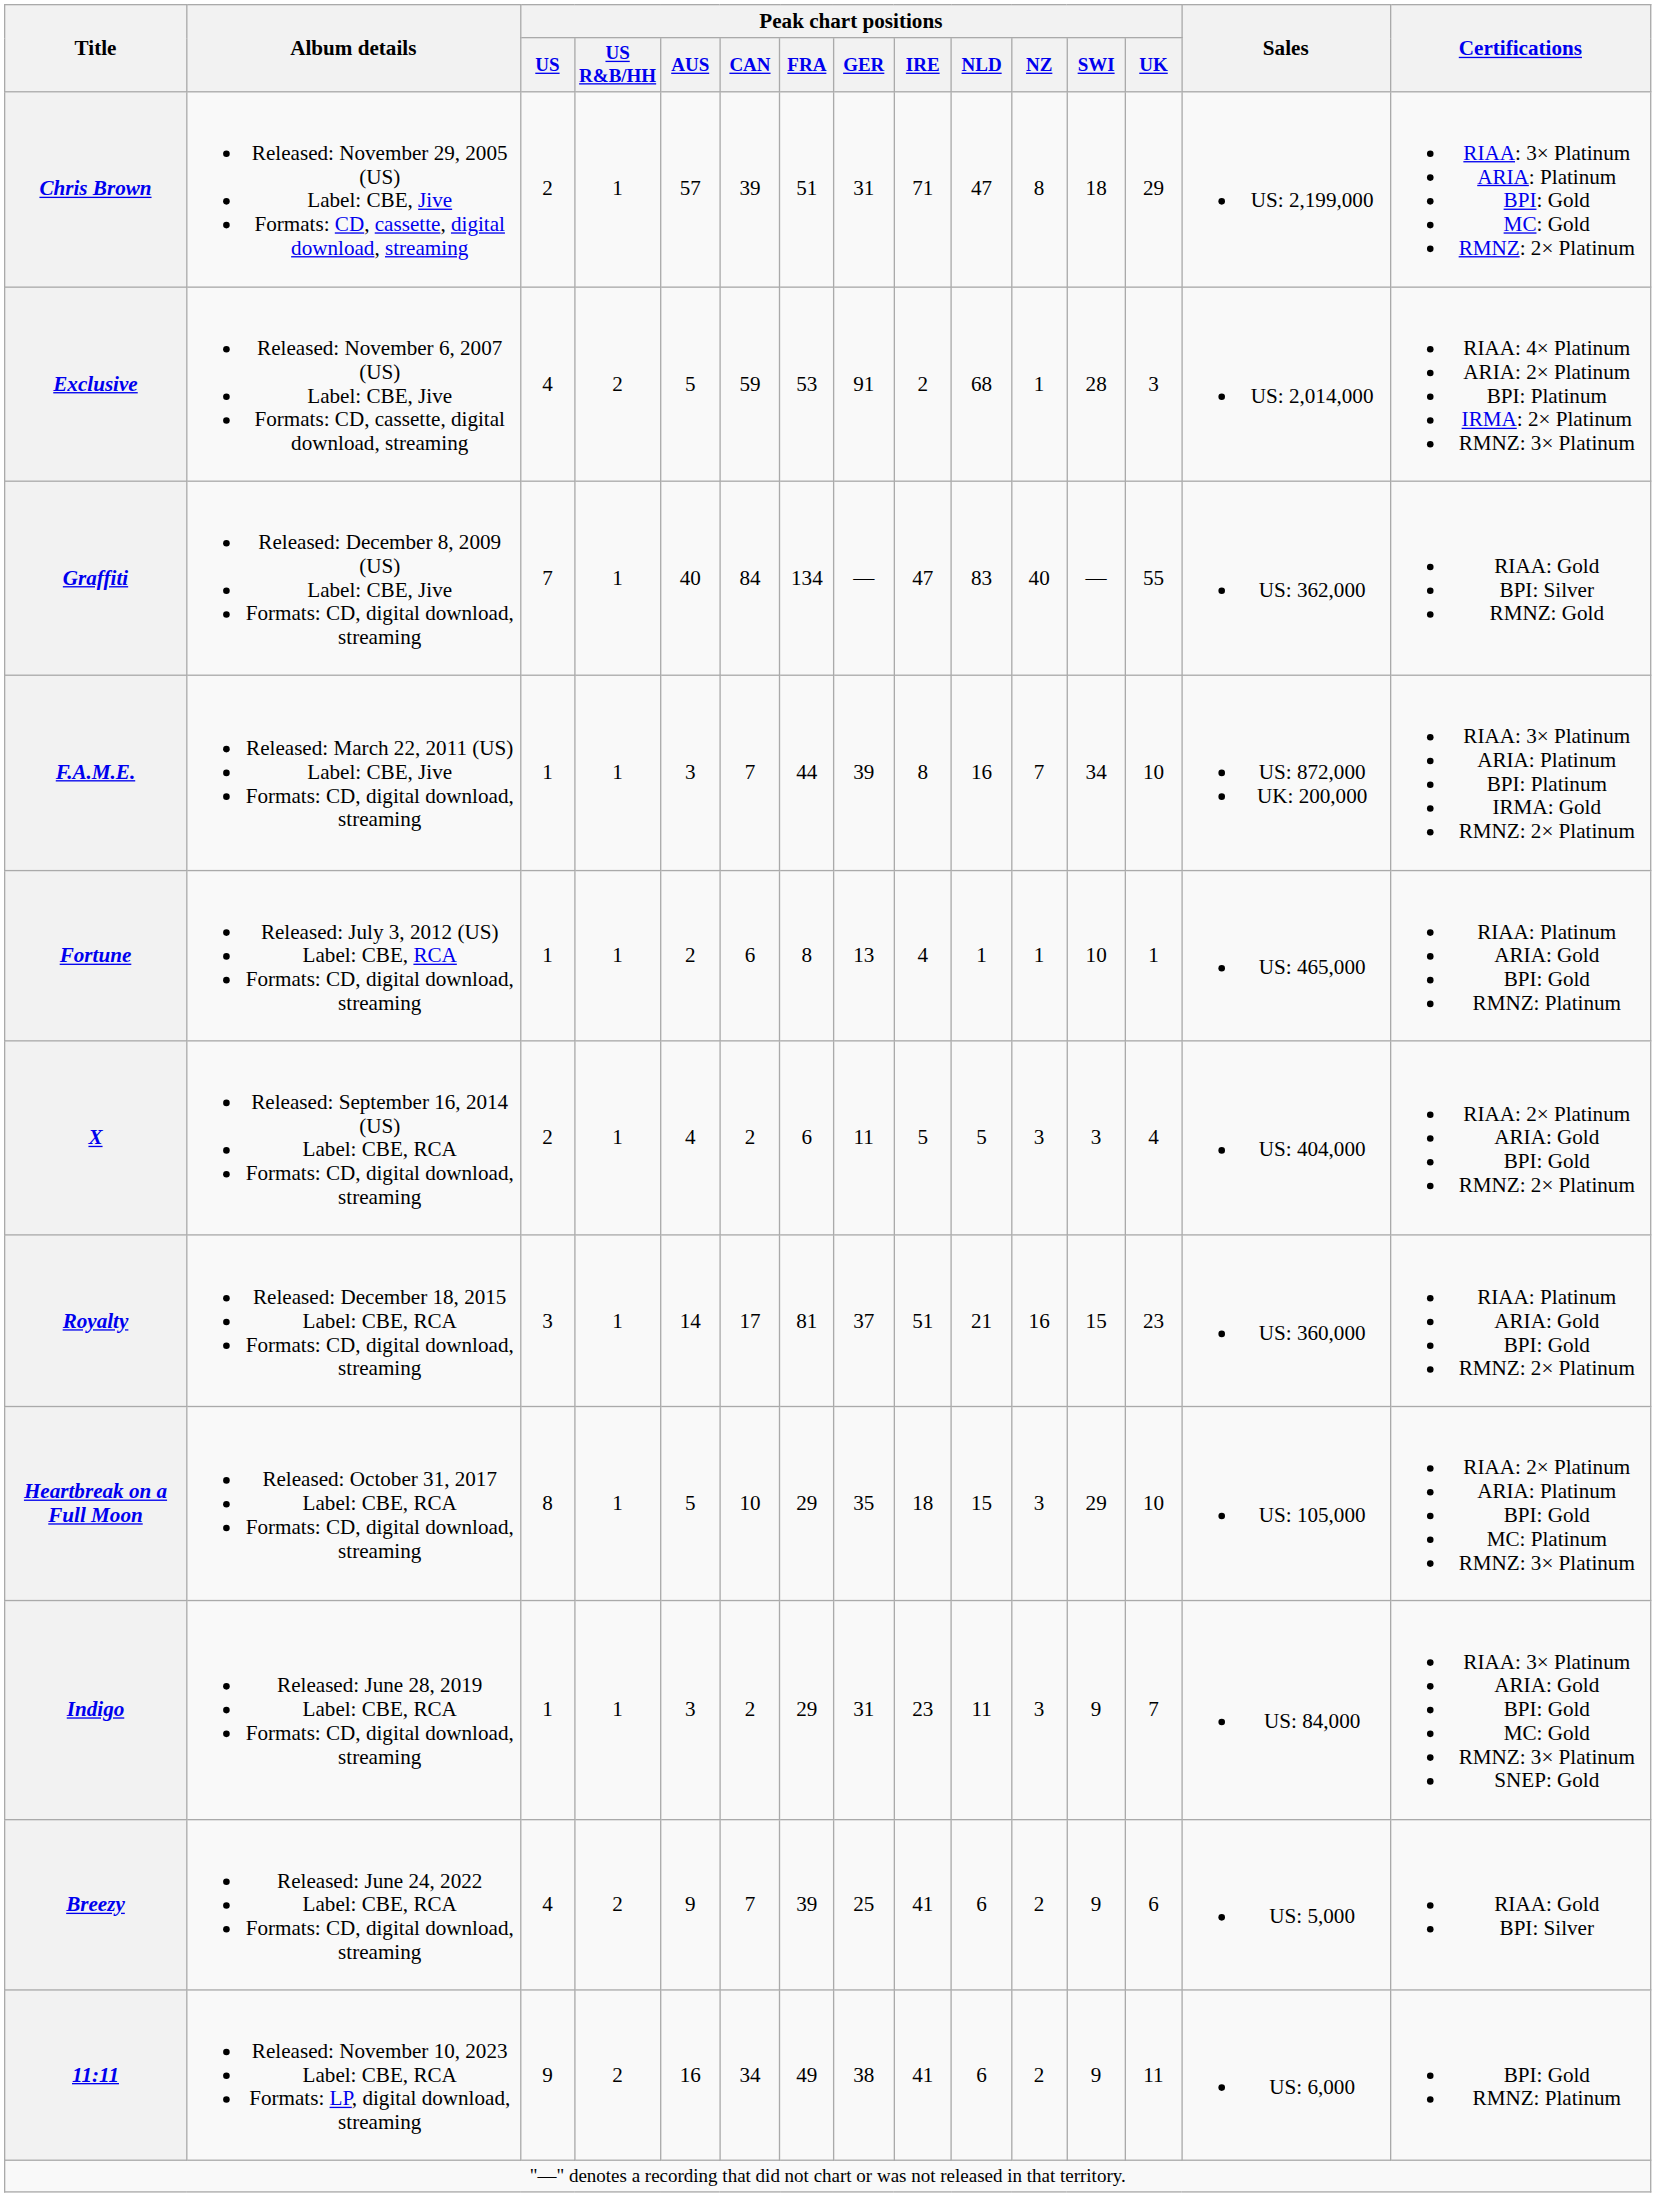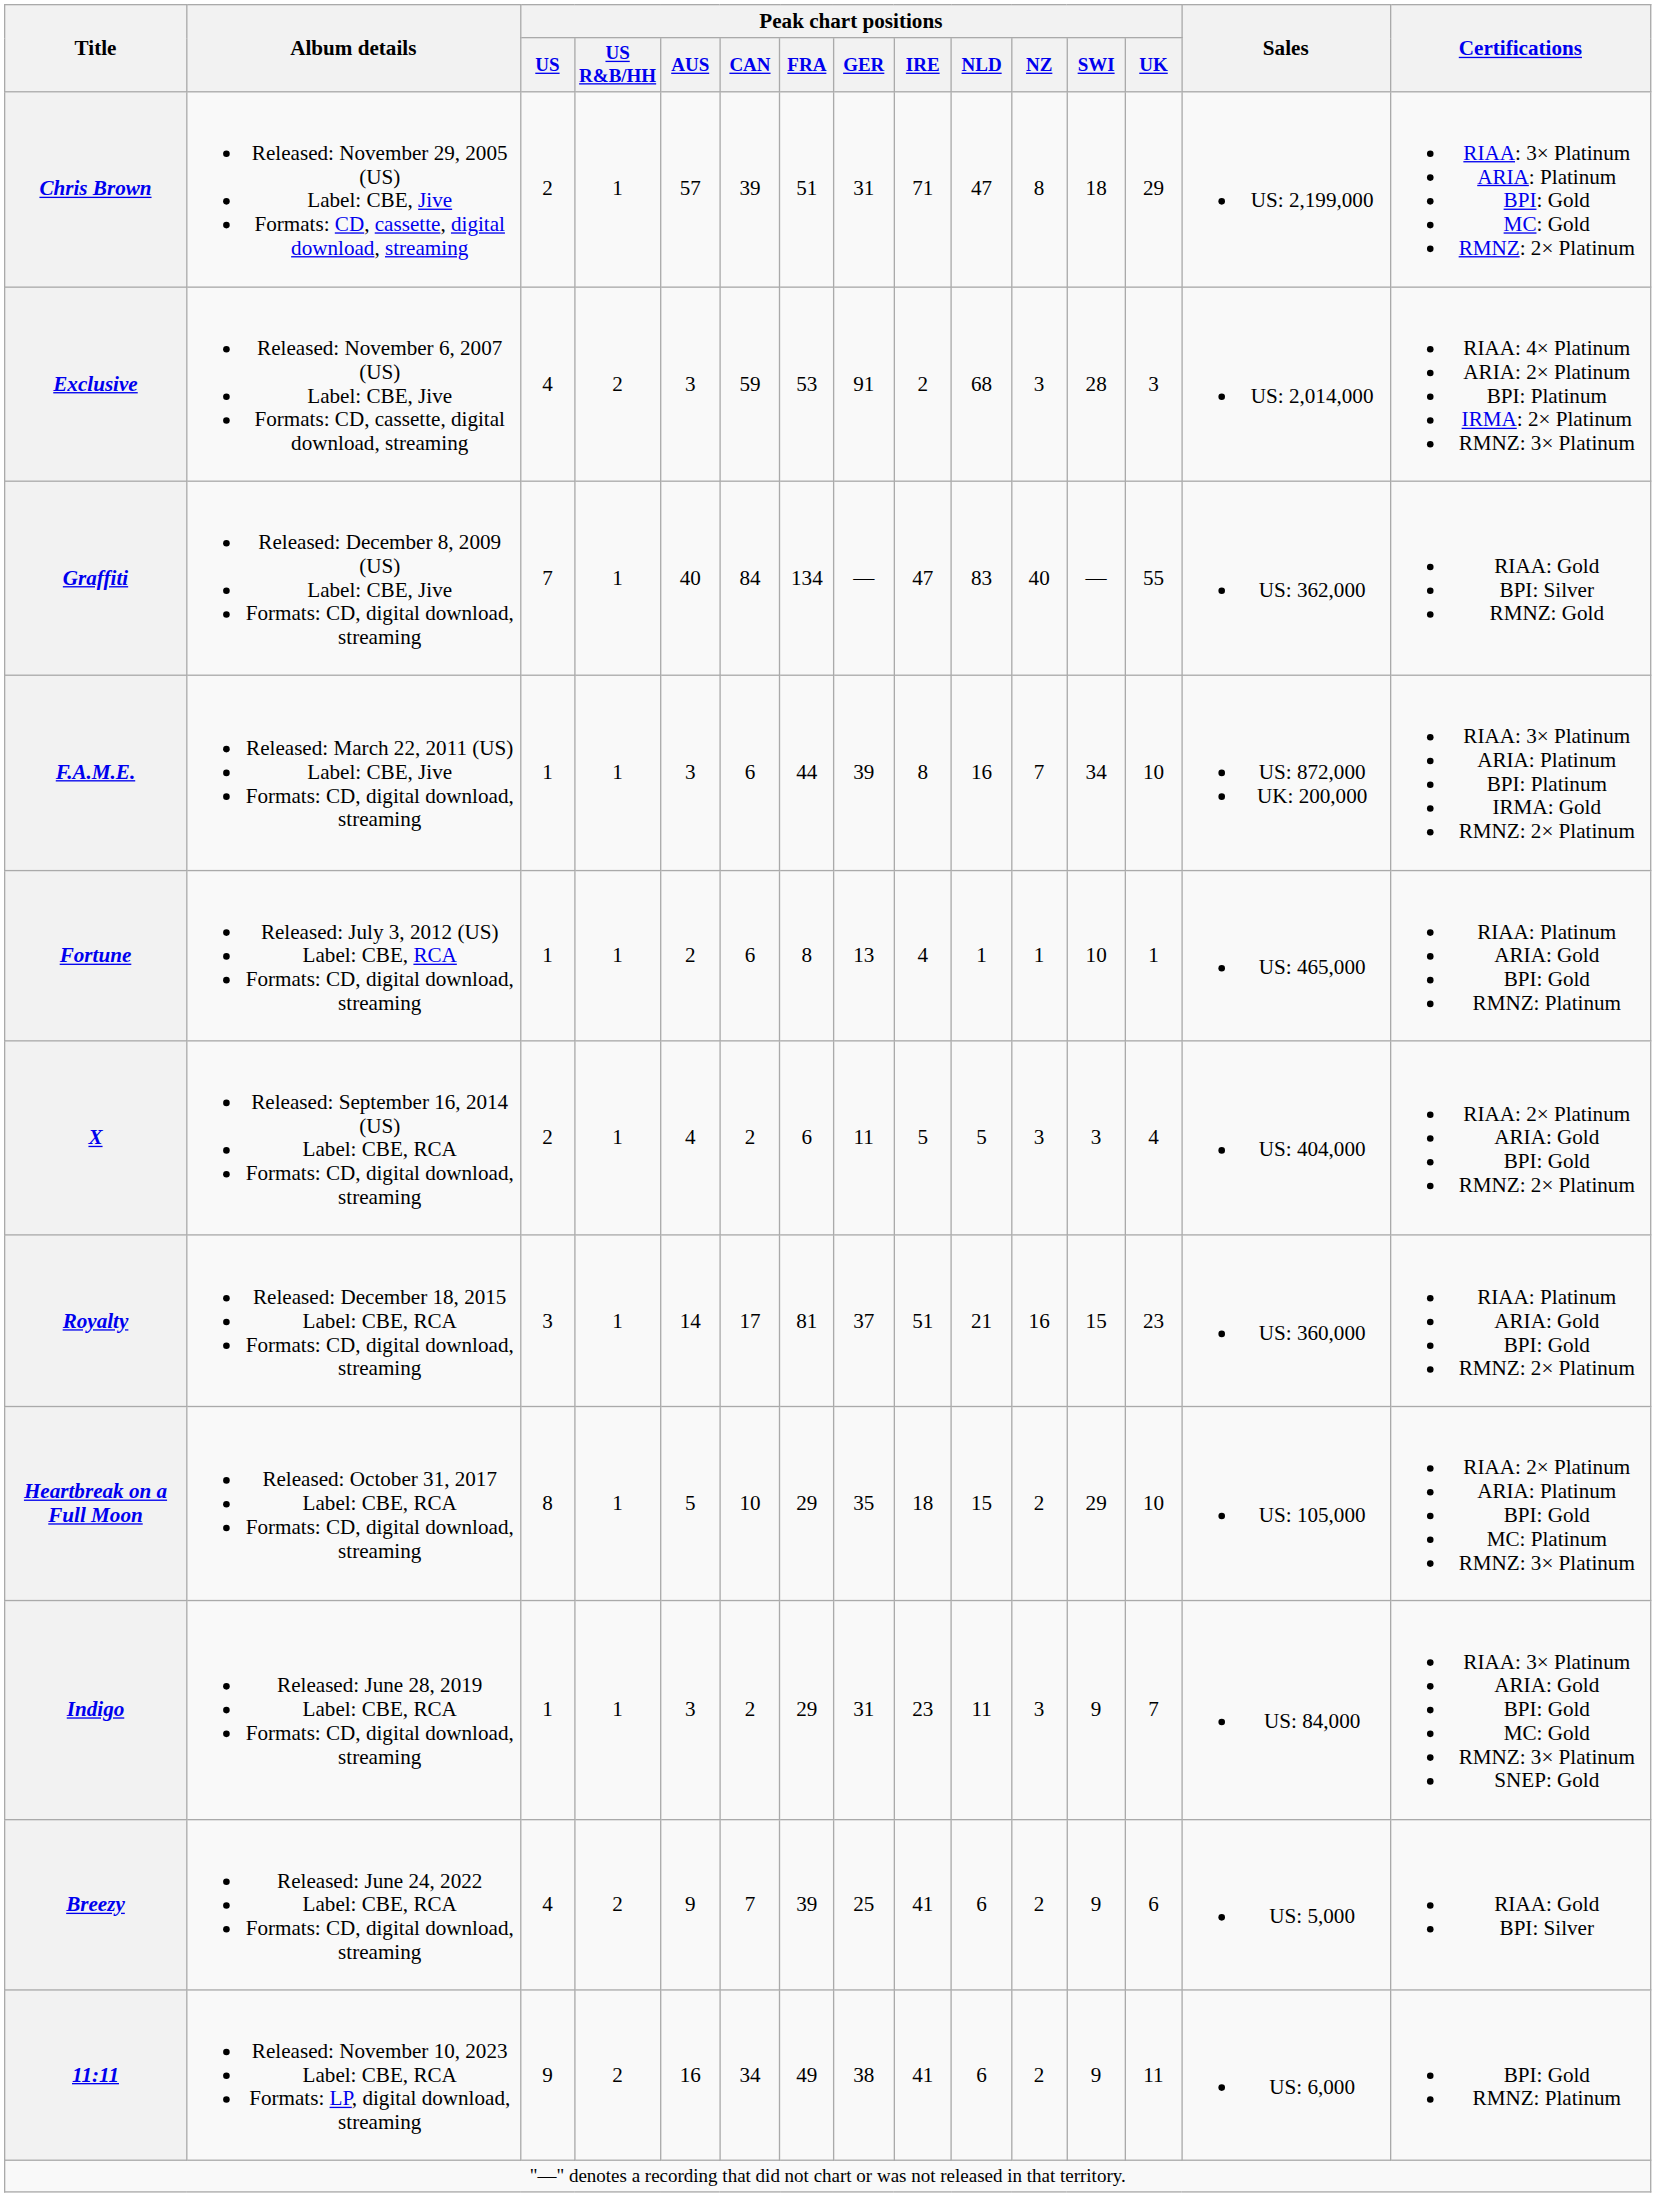(690, 383) 5 -> (690, 383) 3
(1039, 383) 1 -> (1039, 383) 3
(750, 772) 7 -> (750, 772) 6
(1039, 1503) 3 -> (1039, 1503) 2
